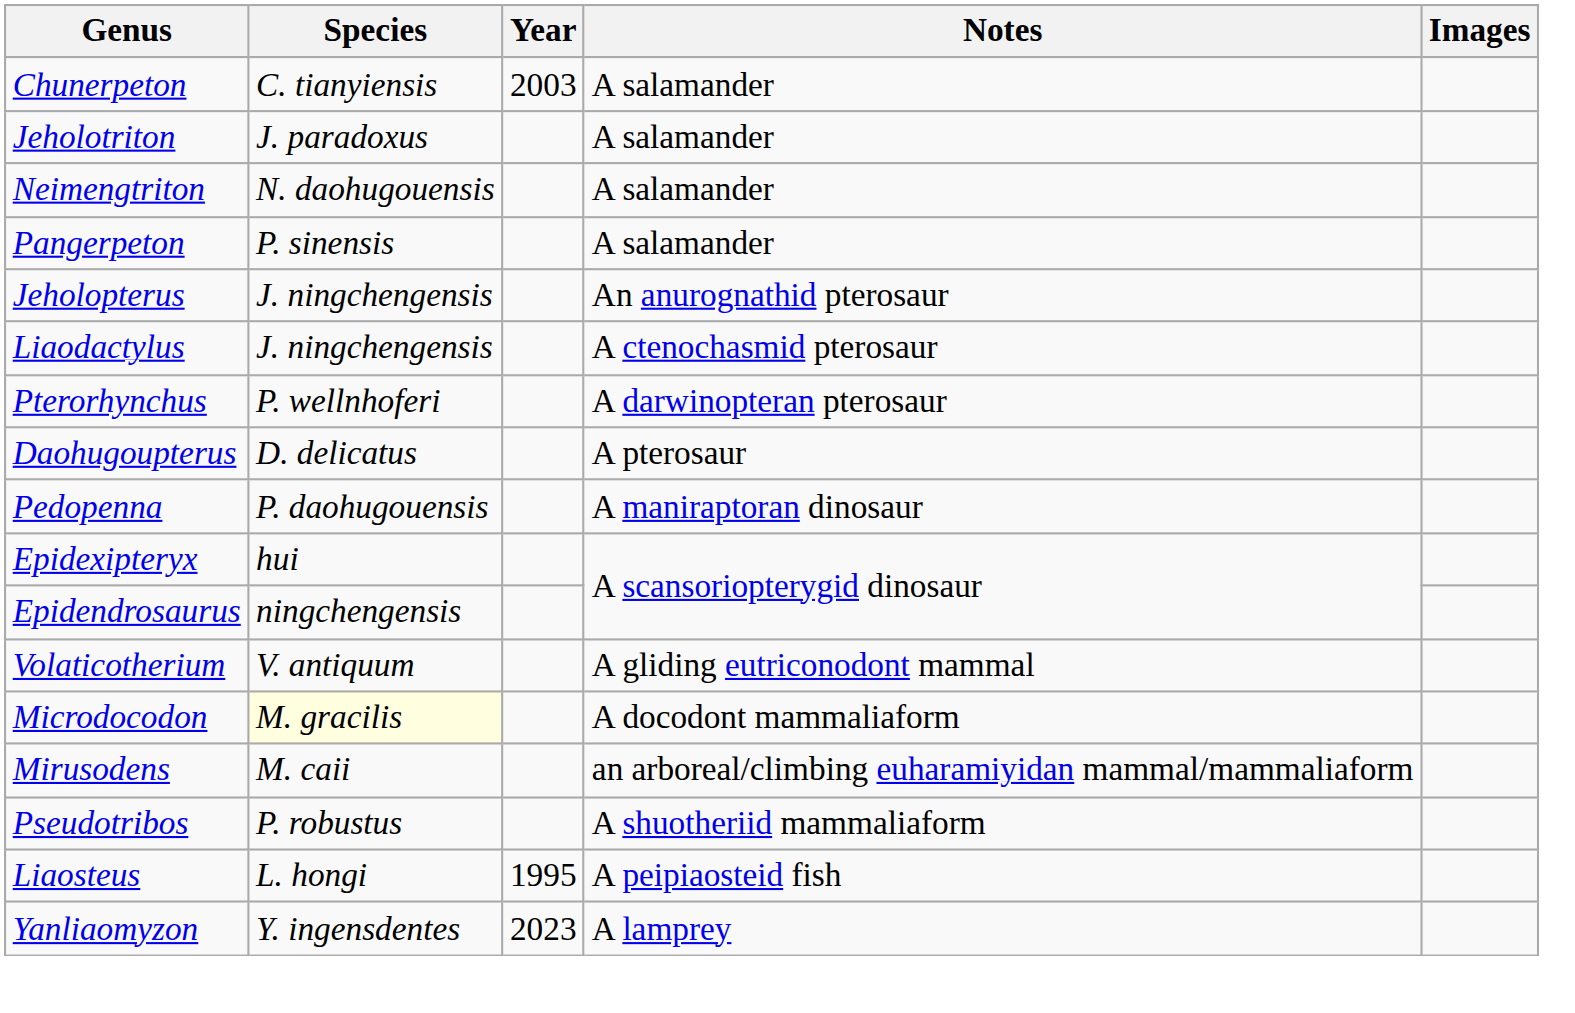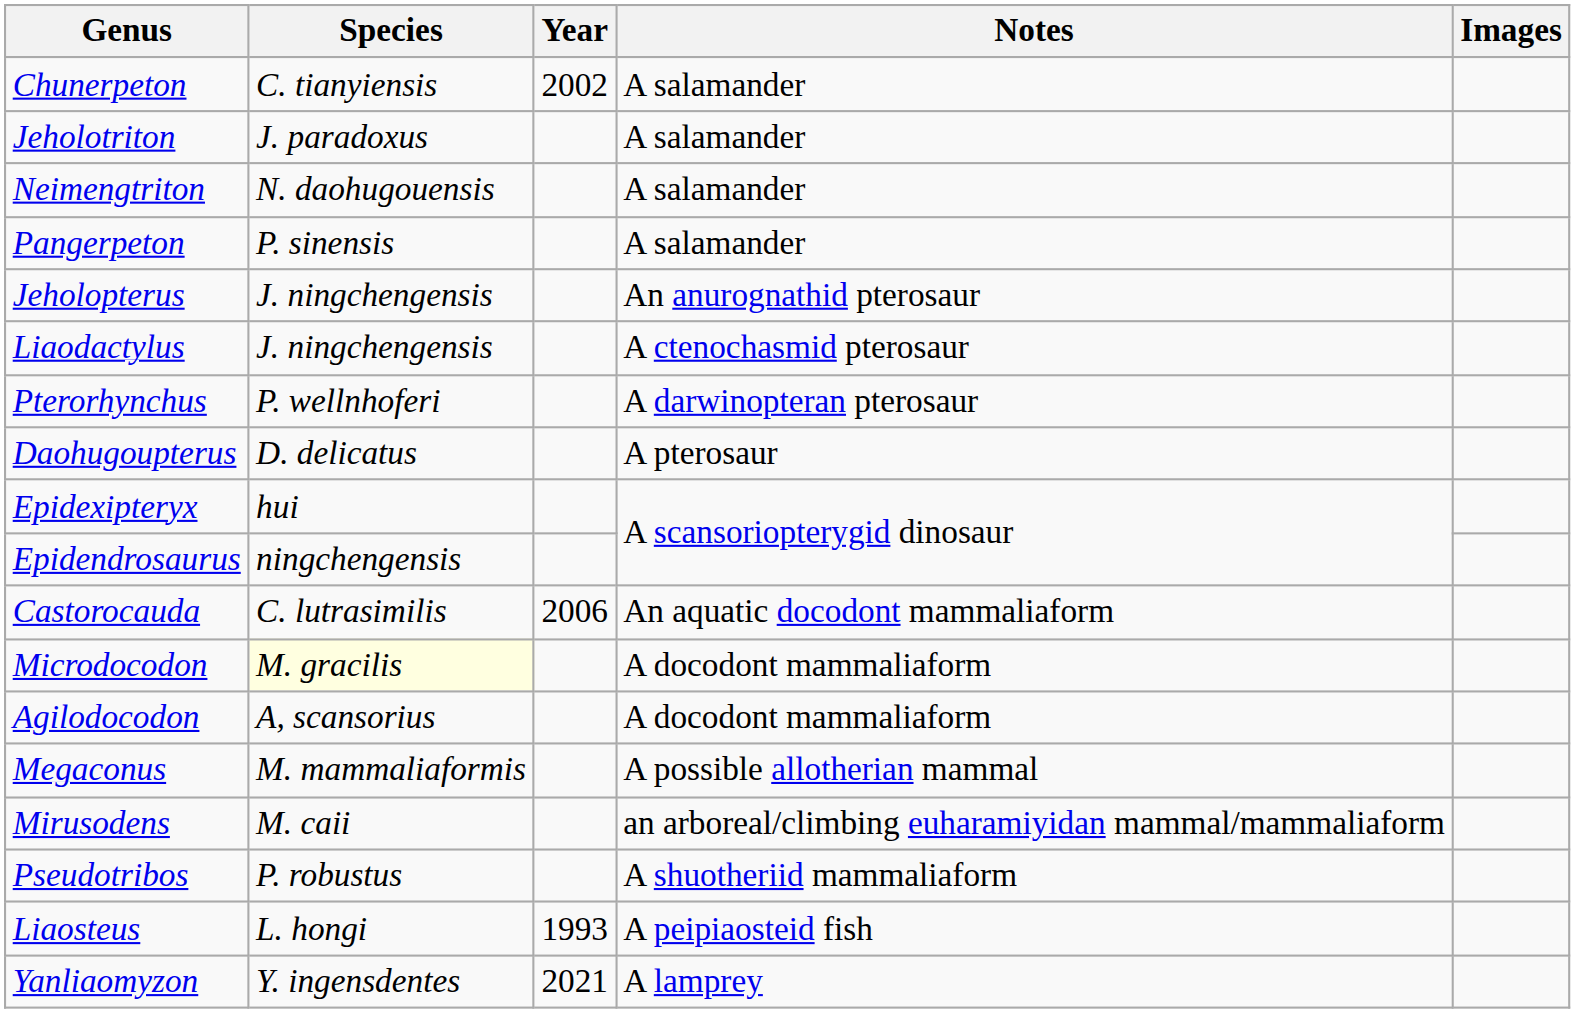(543, 83) 2003 -> (575, 83) 2002
- row: (88, 505)
- row: (119, 664)
+ row: (106, 611)
+ row: (106, 717)
+ row: (89, 769)
(543, 875) 1995 -> (575, 928) 1993
(543, 928) 2023 -> (575, 980) 2021
